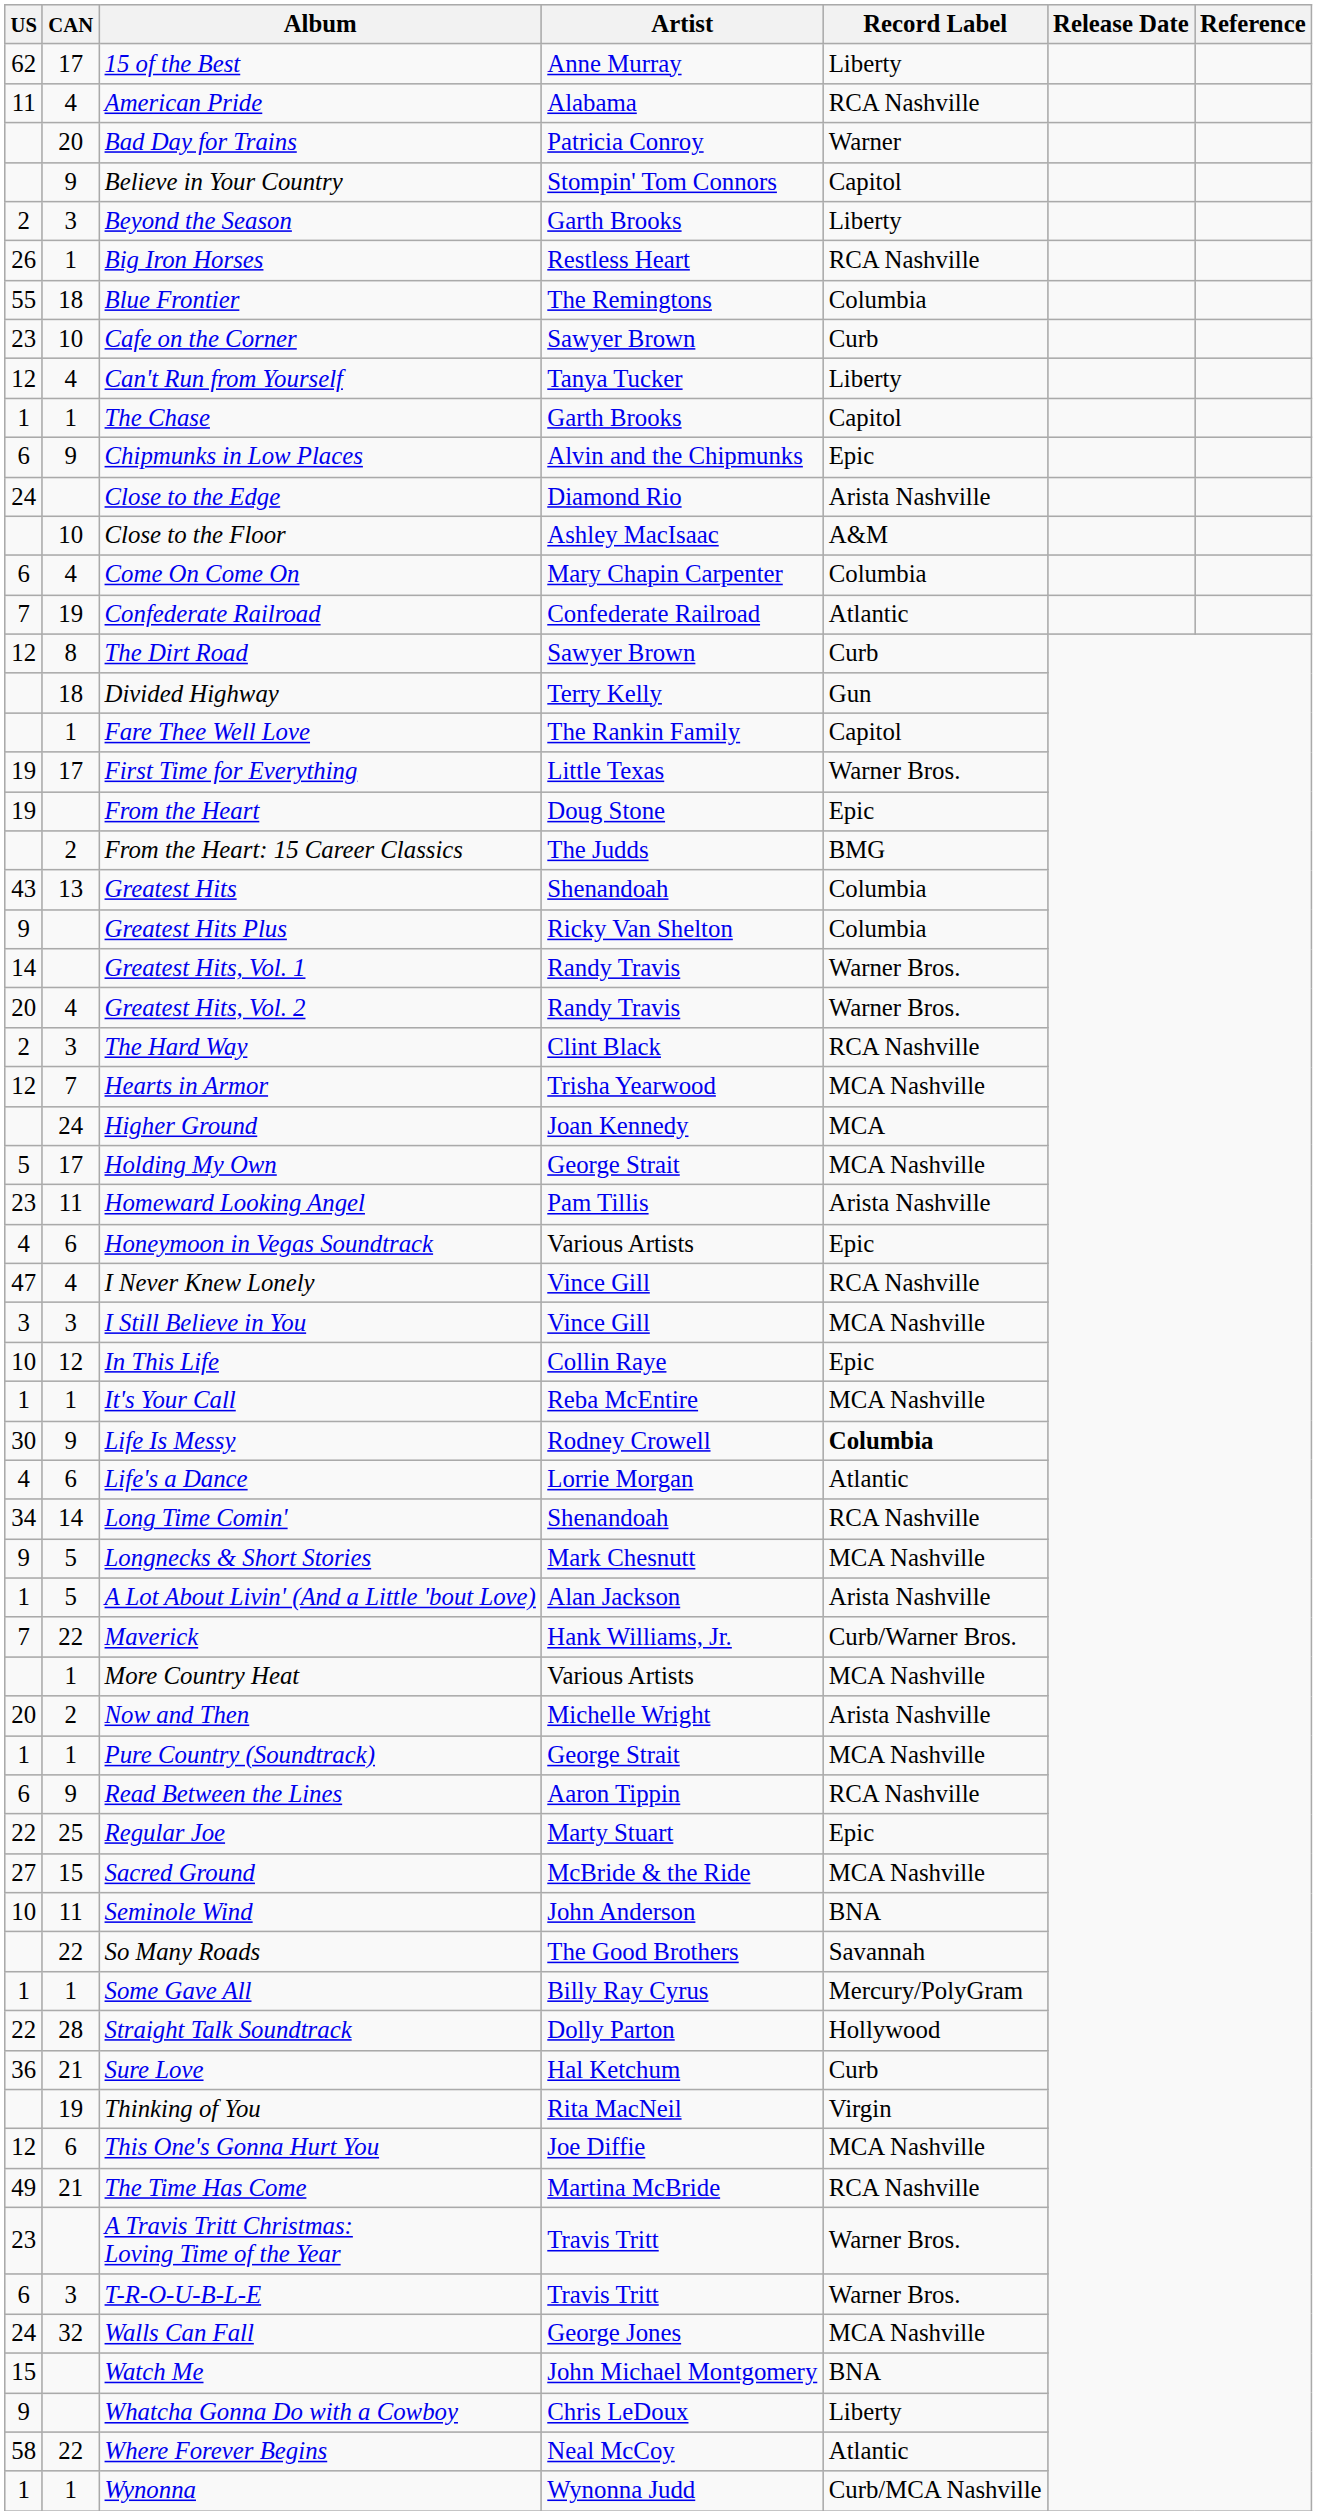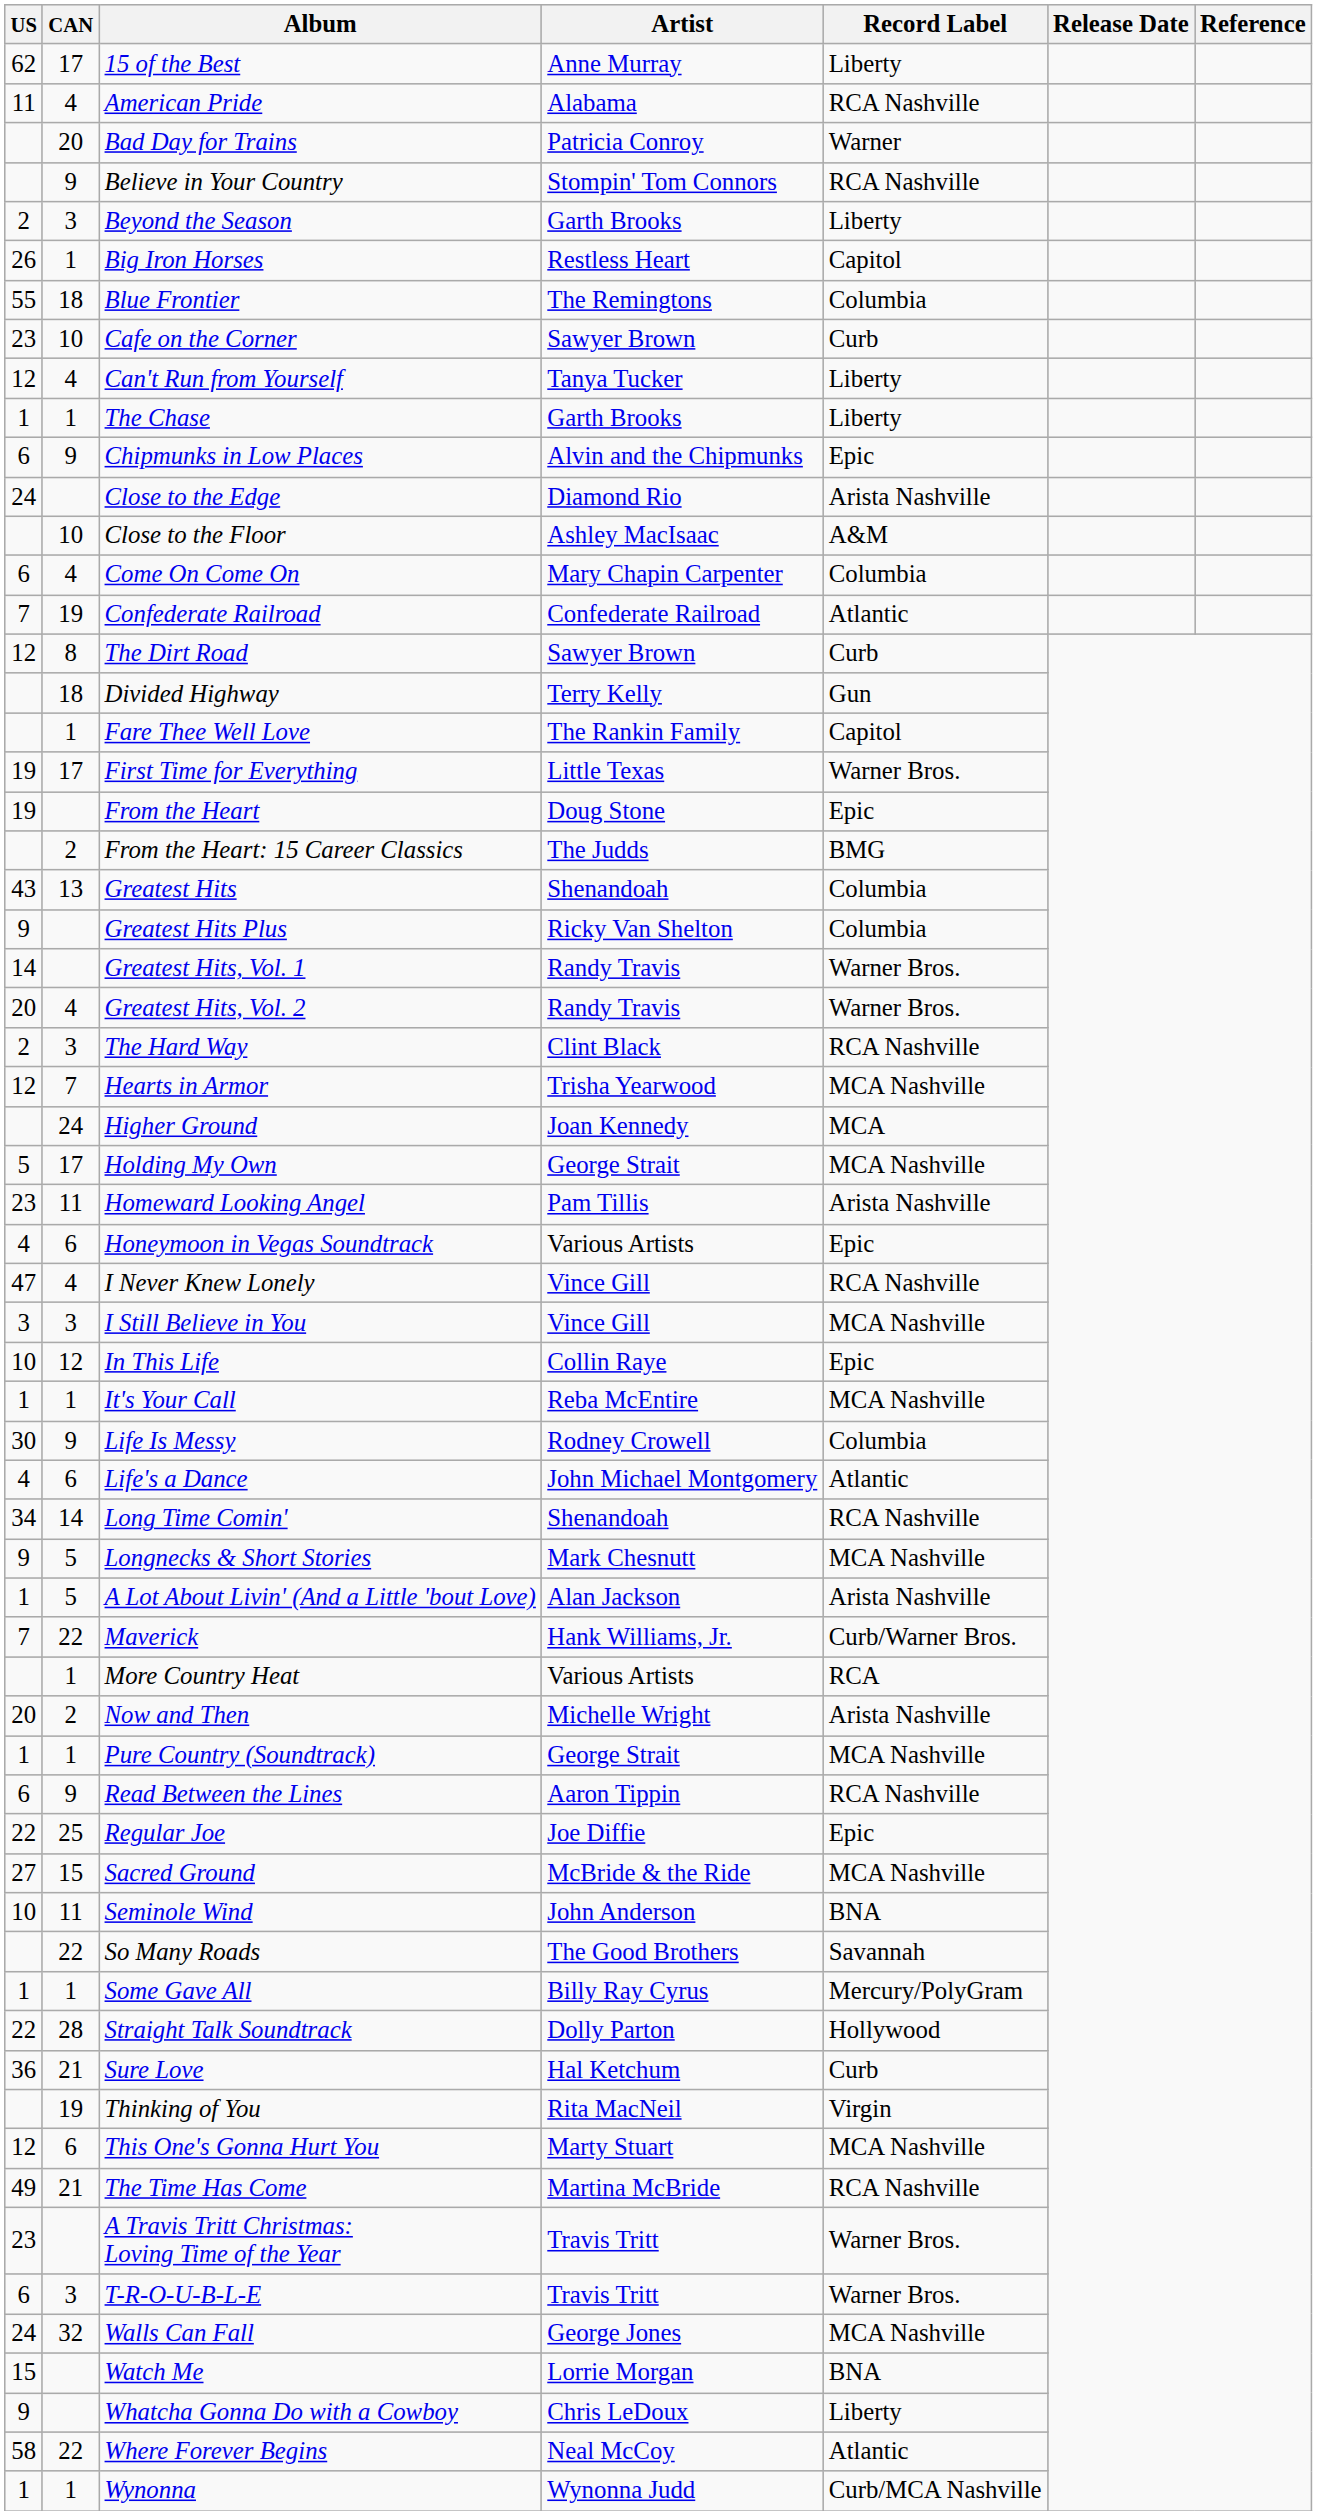(865, 181) Capitol -> (904, 181) RCA Nashville
(904, 260) RCA Nashville -> (865, 260) Capitol
(865, 417) Capitol -> (865, 417) Liberty
(881, 1440) bold -> (878, 1440) normal
(620, 1479) Lorrie Morgan -> (682, 1479) John Michael Montgomery
(907, 1676) MCA Nashville -> (854, 1676) RCA
(610, 1833) Marty Stuart -> (596, 1833) Joe Diffie
(596, 2148) Joe Diffie -> (610, 2148) Marty Stuart
(682, 2372) John Michael Montgomery -> (620, 2372) Lorrie Morgan
